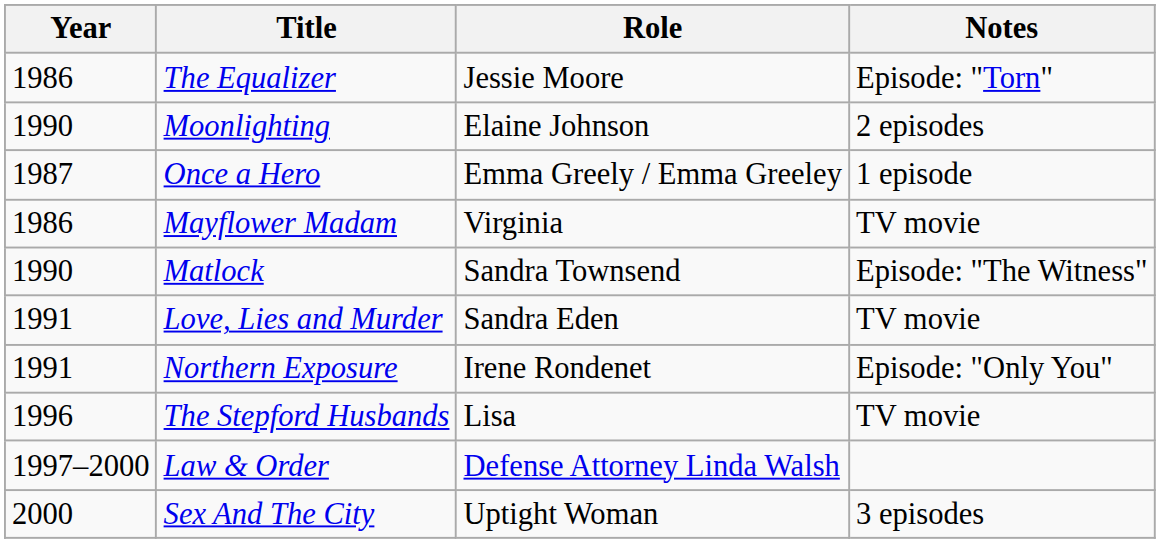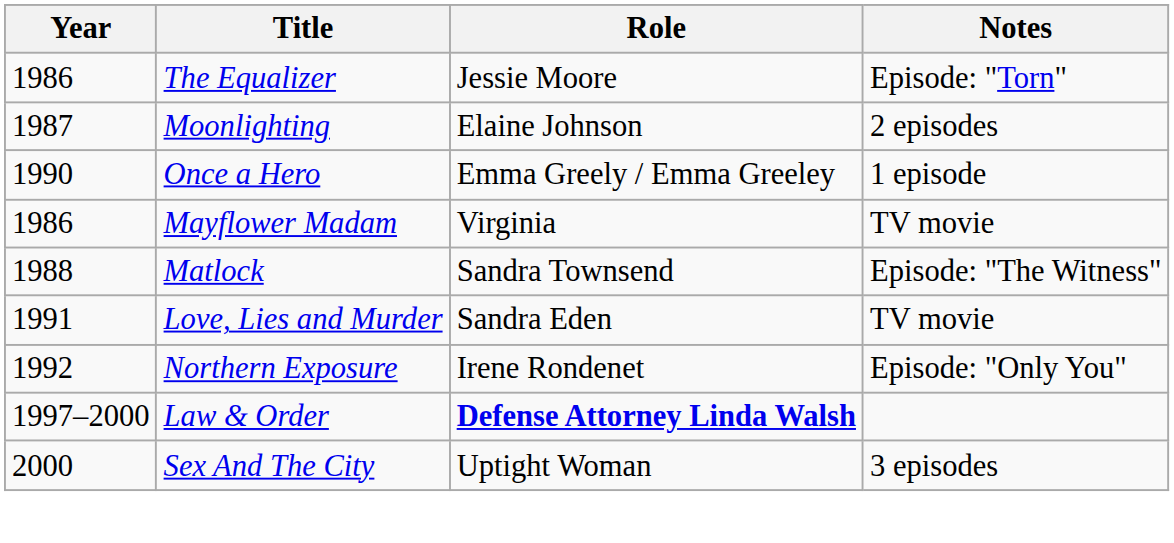(43, 125) 1990 -> (43, 125) 1987
(43, 174) 1987 -> (43, 174) 1990
(43, 271) 1990 -> (43, 271) 1988
(43, 367) 1991 -> (43, 367) 1992
- row: (307, 416)
(652, 464) normal -> (656, 416) bold
